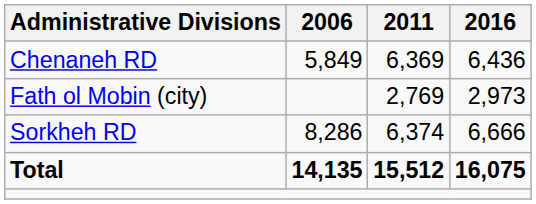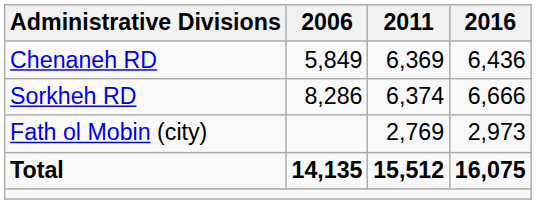rows swapped: (73, 133) <-> (109, 96)
